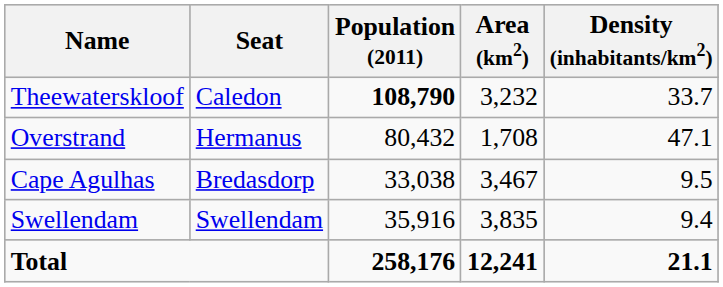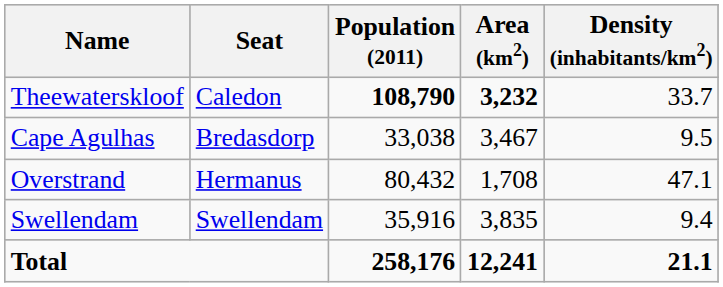(509, 97) normal -> (509, 97) bold
rows swapped: (68, 137) <-> (83, 178)
